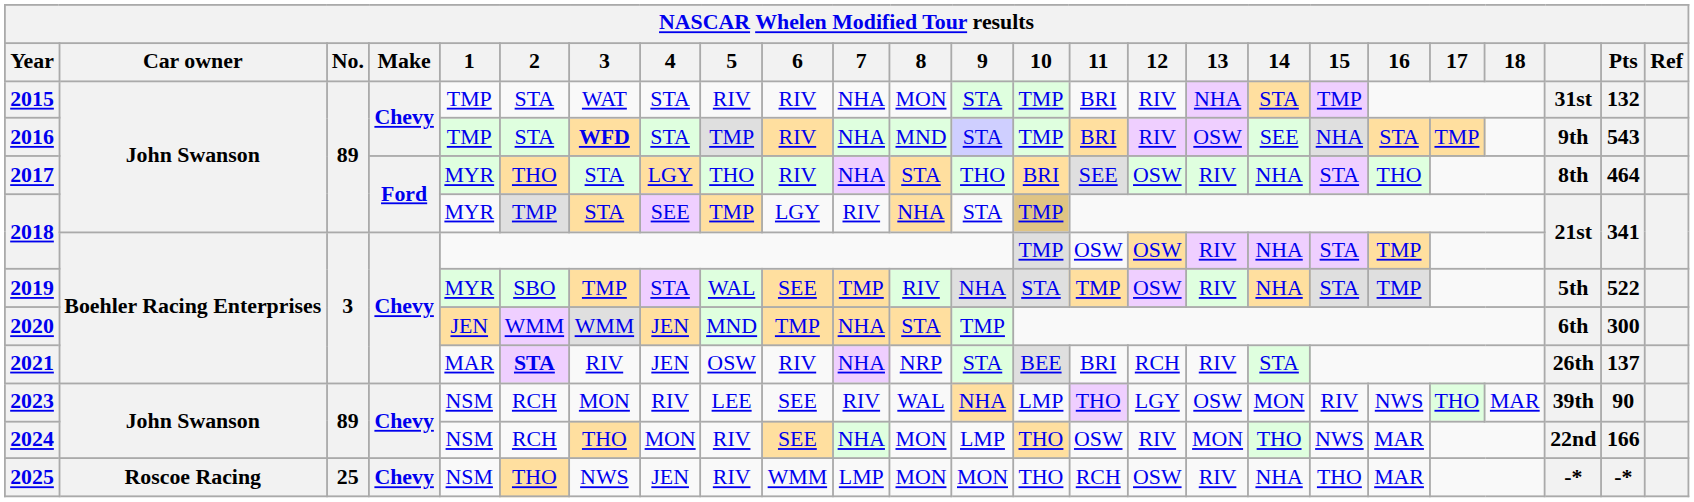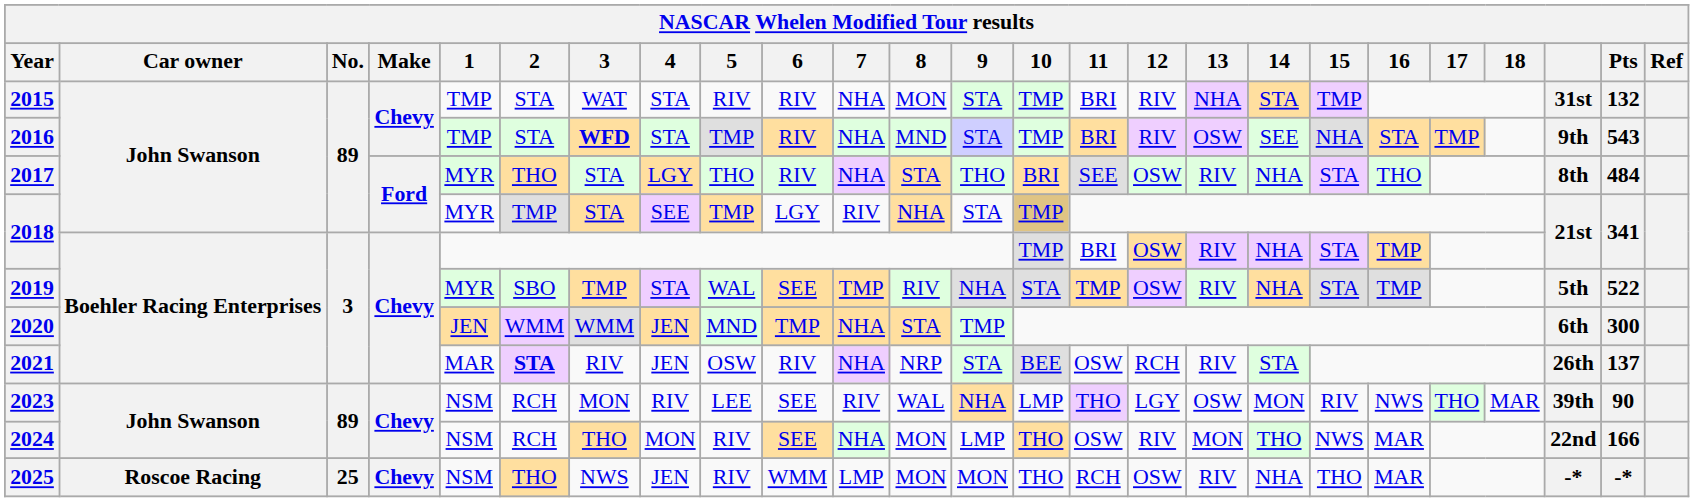(1623, 174) 464 -> (1623, 174) 484
(1098, 250) OSW -> (1098, 250) BRI
(1098, 363) BRI -> (1098, 363) OSW
